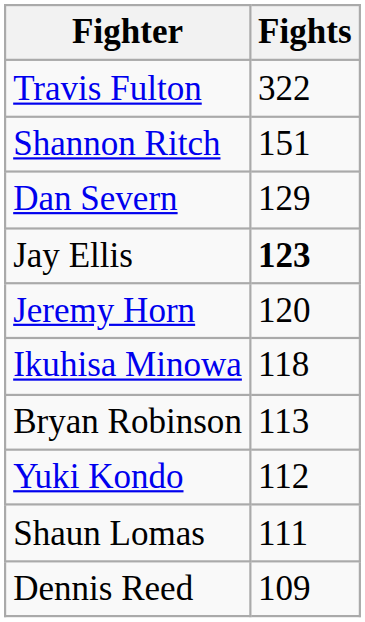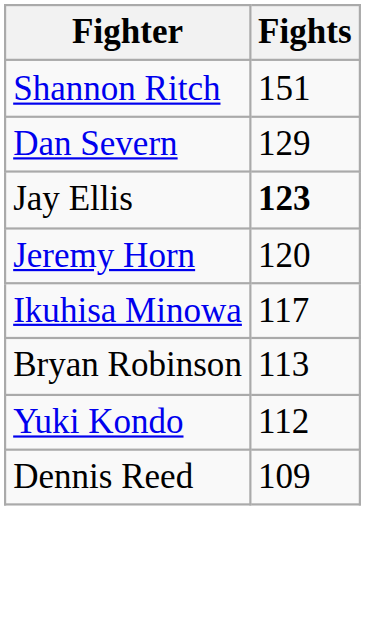- row: (107, 87)
(284, 365) 118 -> (284, 310) 117
- row: (109, 532)
